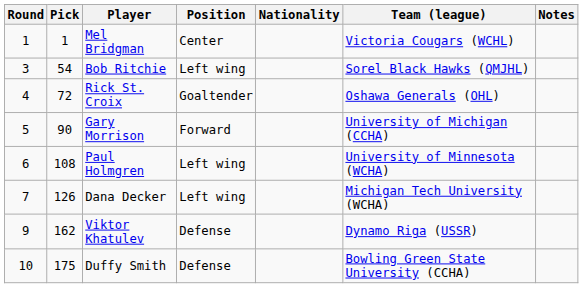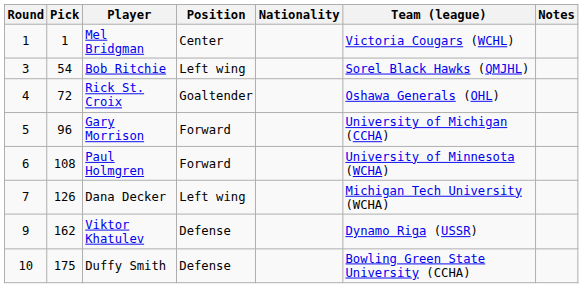(65, 129) 90 -> (65, 129) 96
(212, 163) Left wing -> (205, 163) Forward
